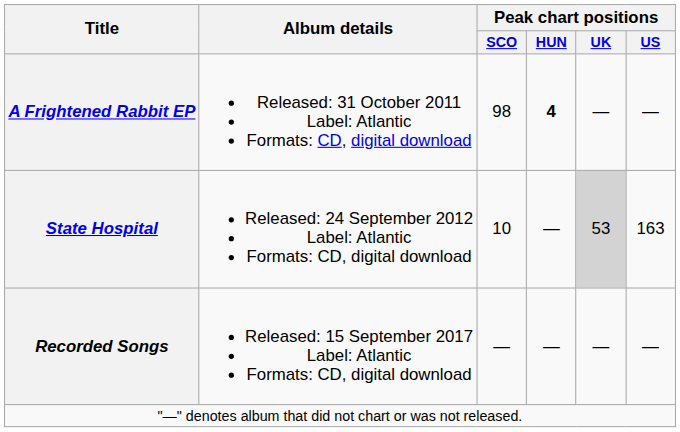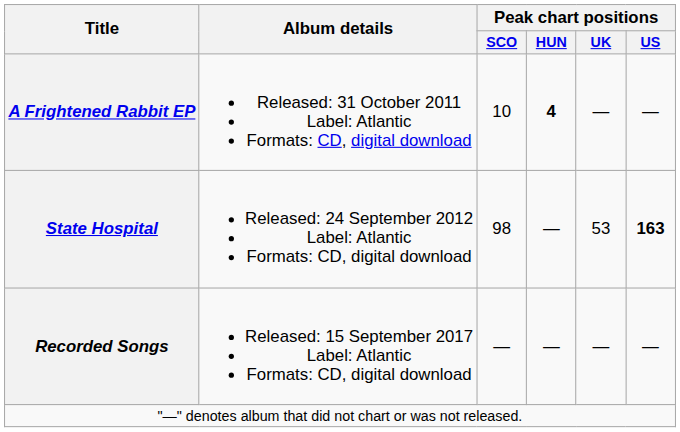(502, 112) 98 -> (502, 112) 10
(502, 229) 10 -> (502, 229) 98
(601, 229) lightgrey background -> (601, 229) no background
(650, 229) normal -> (650, 229) bold
